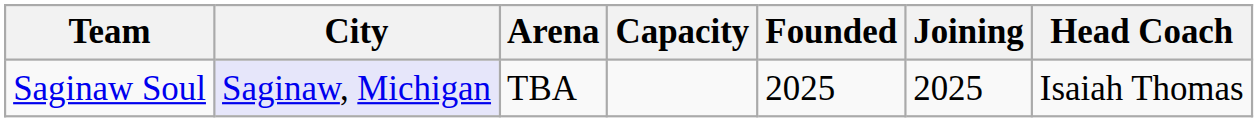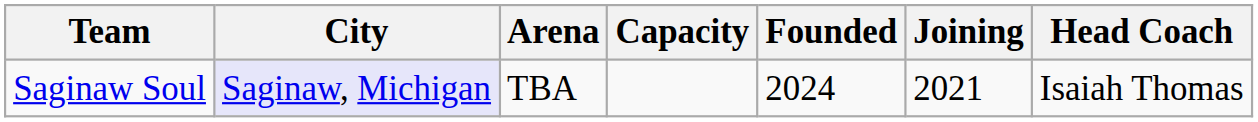(800, 87) 2025 -> (800, 87) 2024
(948, 87) 2025 -> (948, 87) 2021
